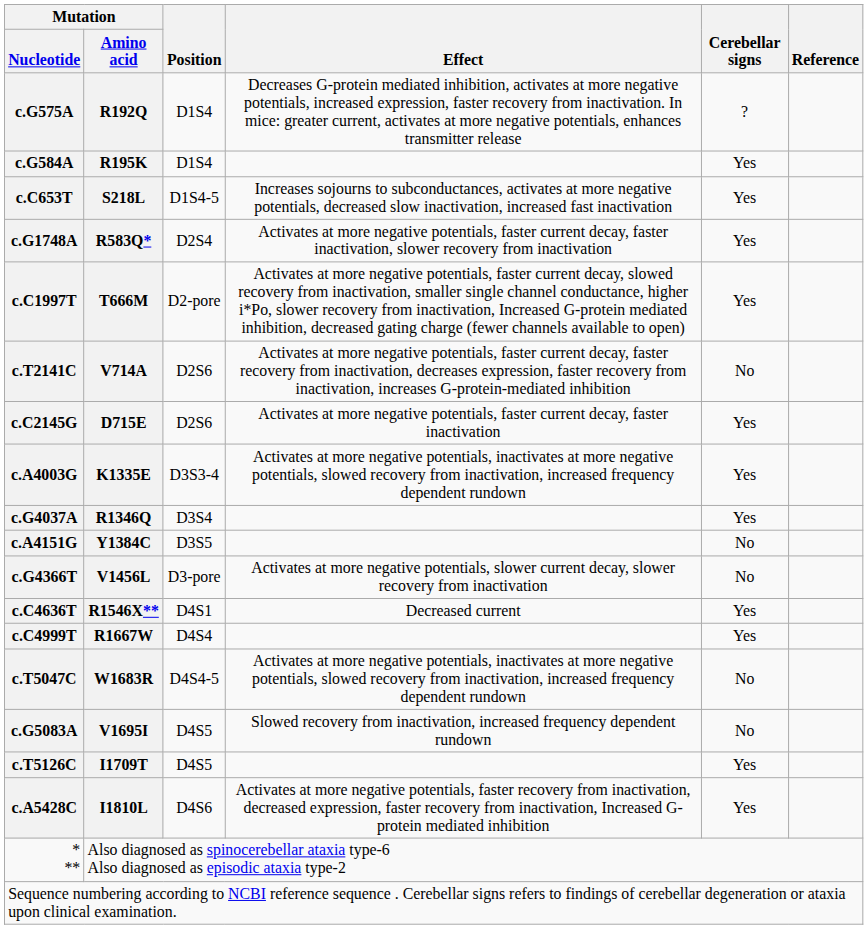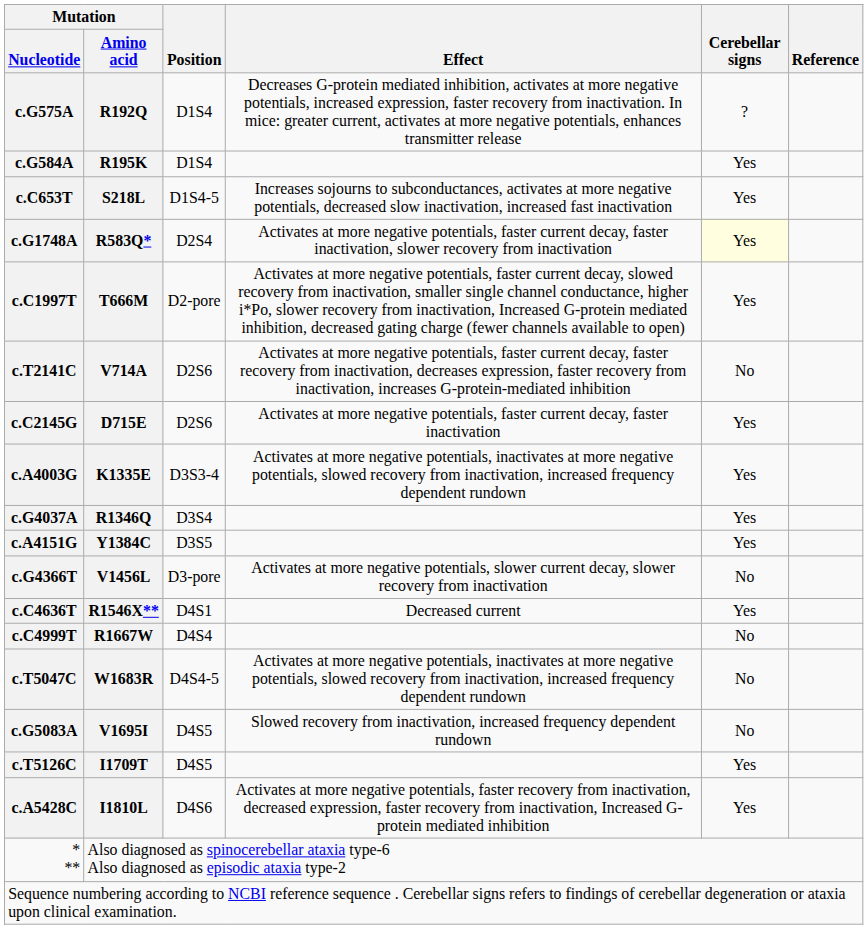(745, 240) no background -> (745, 240) lightyellow background
(745, 542) No -> (745, 542) Yes
(745, 636) Yes -> (745, 636) No
